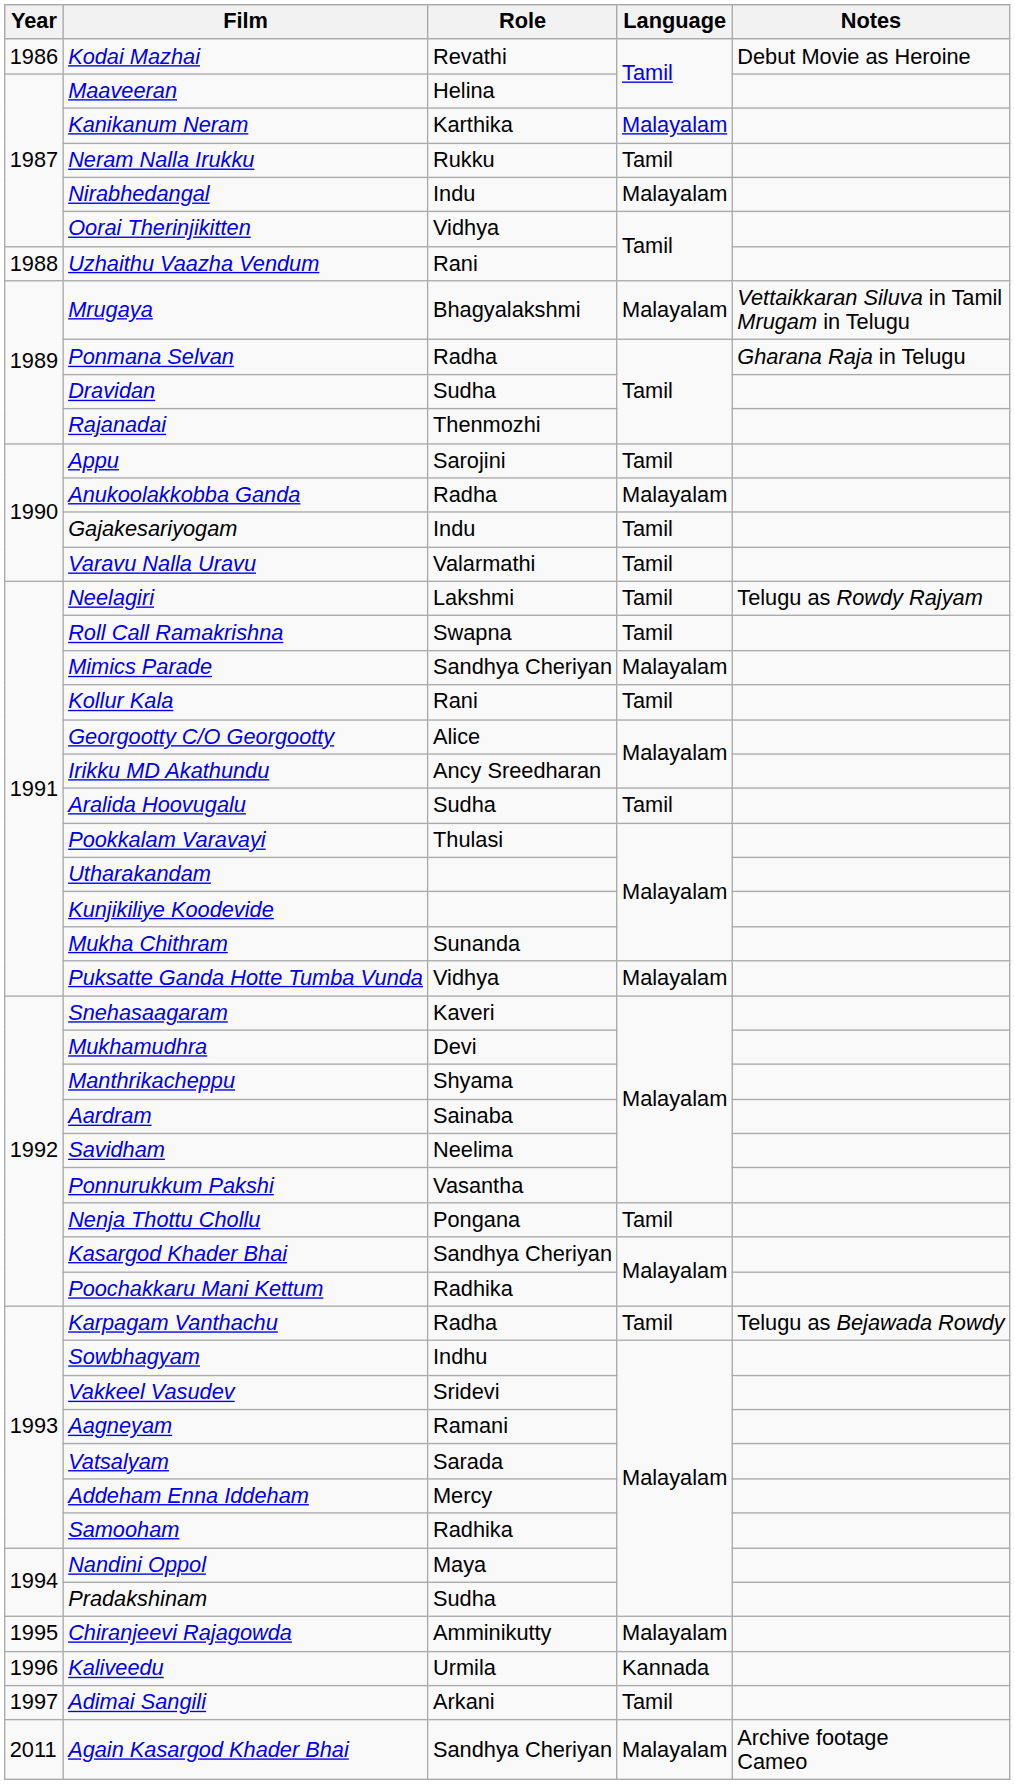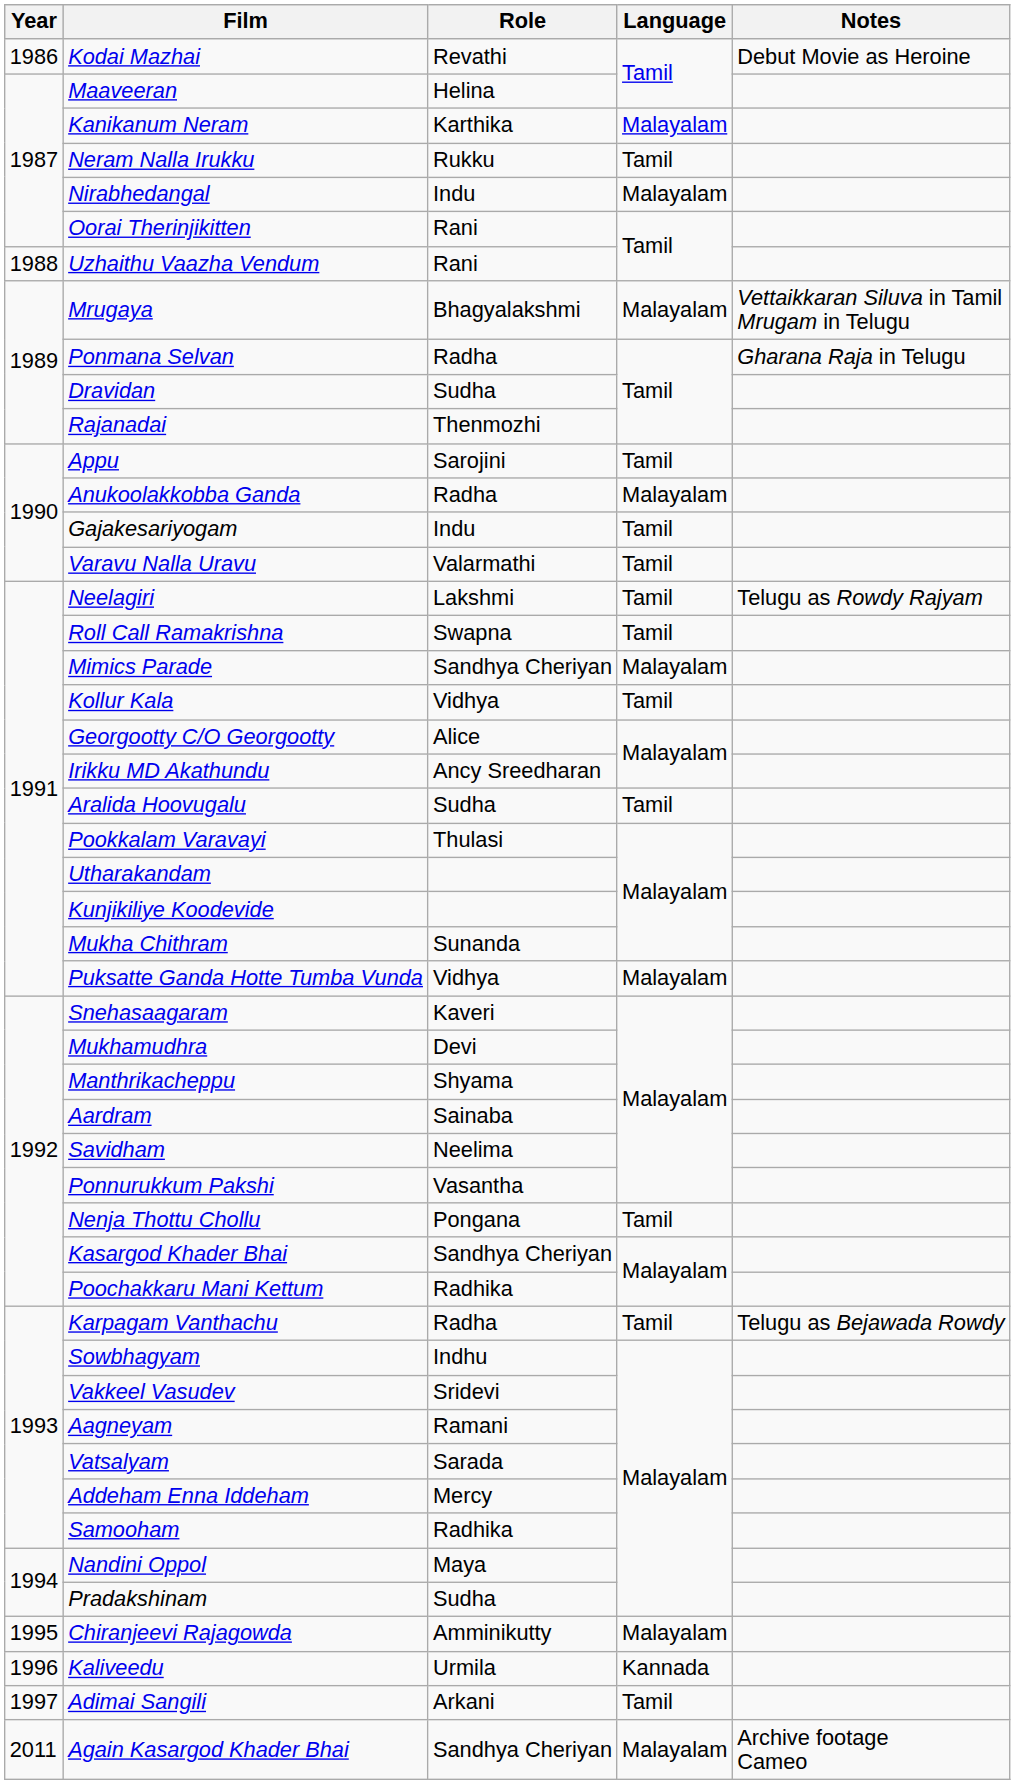(466, 228) Vidhya -> (455, 228) Rani
(455, 701) Rani -> (466, 701) Vidhya
